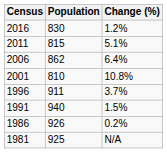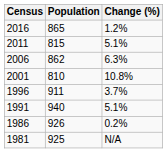(56, 28) 830 -> (56, 28) 865
(116, 60) 6.4% -> (116, 60) 6.3%
(116, 108) 1.5% -> (116, 108) 5.1%
